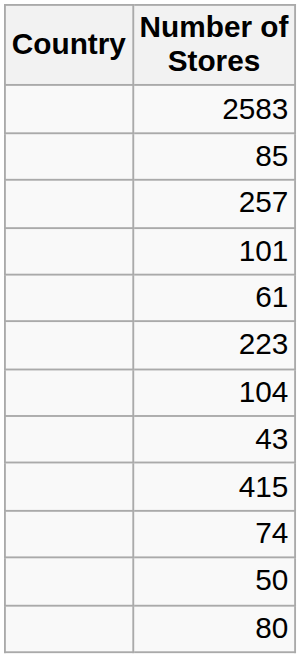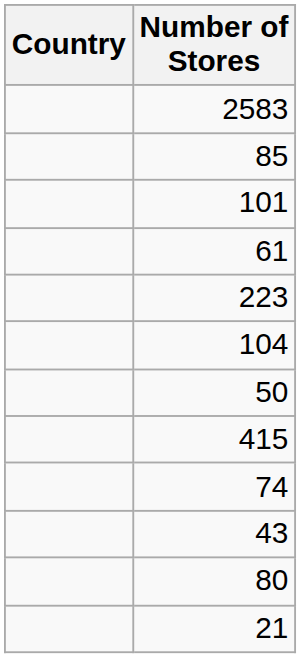- row: (264, 203)
rows swapped: (272, 439) <-> (272, 580)
+ row: (272, 627)
